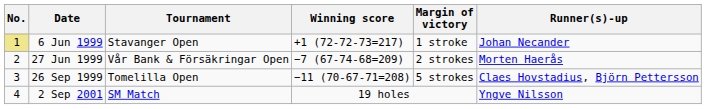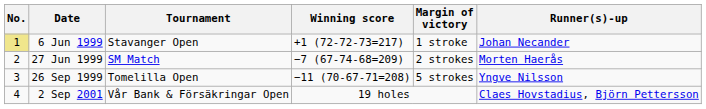(198, 60) Vår Bank & Försäkringar Open -> (134, 60) SM Match
(589, 78) Claes Hovstadius, Björn Pettersson -> (521, 78) Yngve Nilsson
(134, 95) SM Match -> (198, 95) Vår Bank & Försäkringar Open
(521, 95) Yngve Nilsson -> (589, 95) Claes Hovstadius, Björn Pettersson
